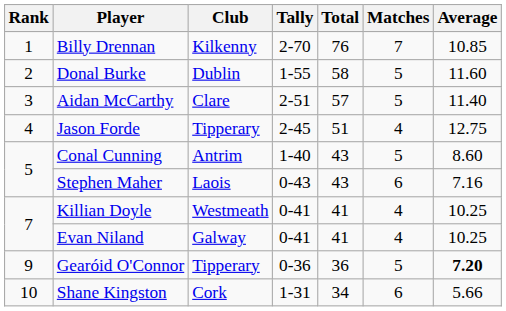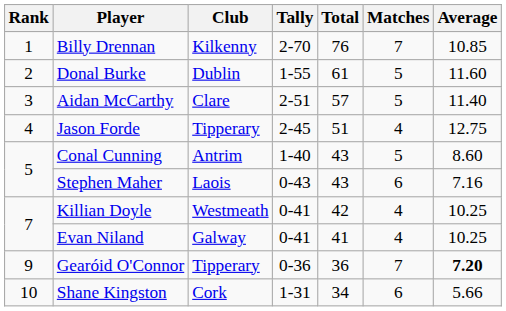(340, 73) 58 -> (340, 73) 61
(340, 210) 41 -> (340, 210) 42
(398, 264) 5 -> (398, 264) 7
